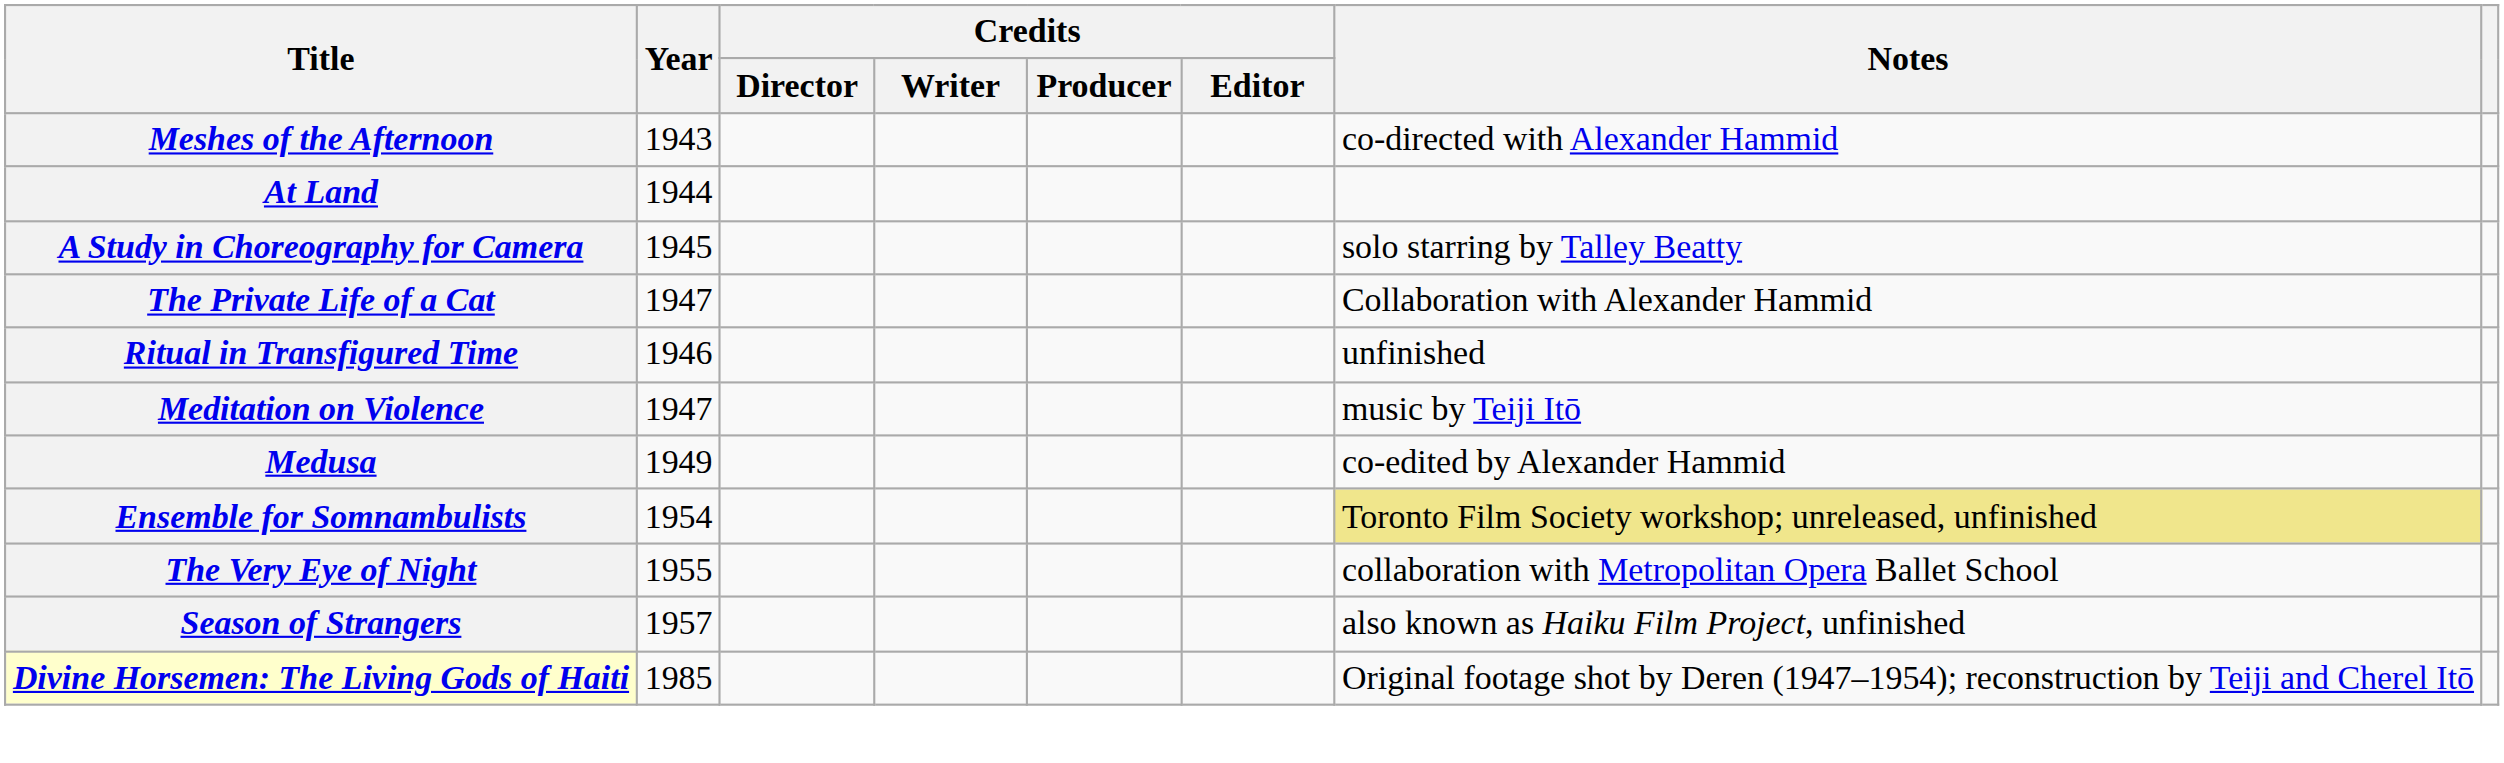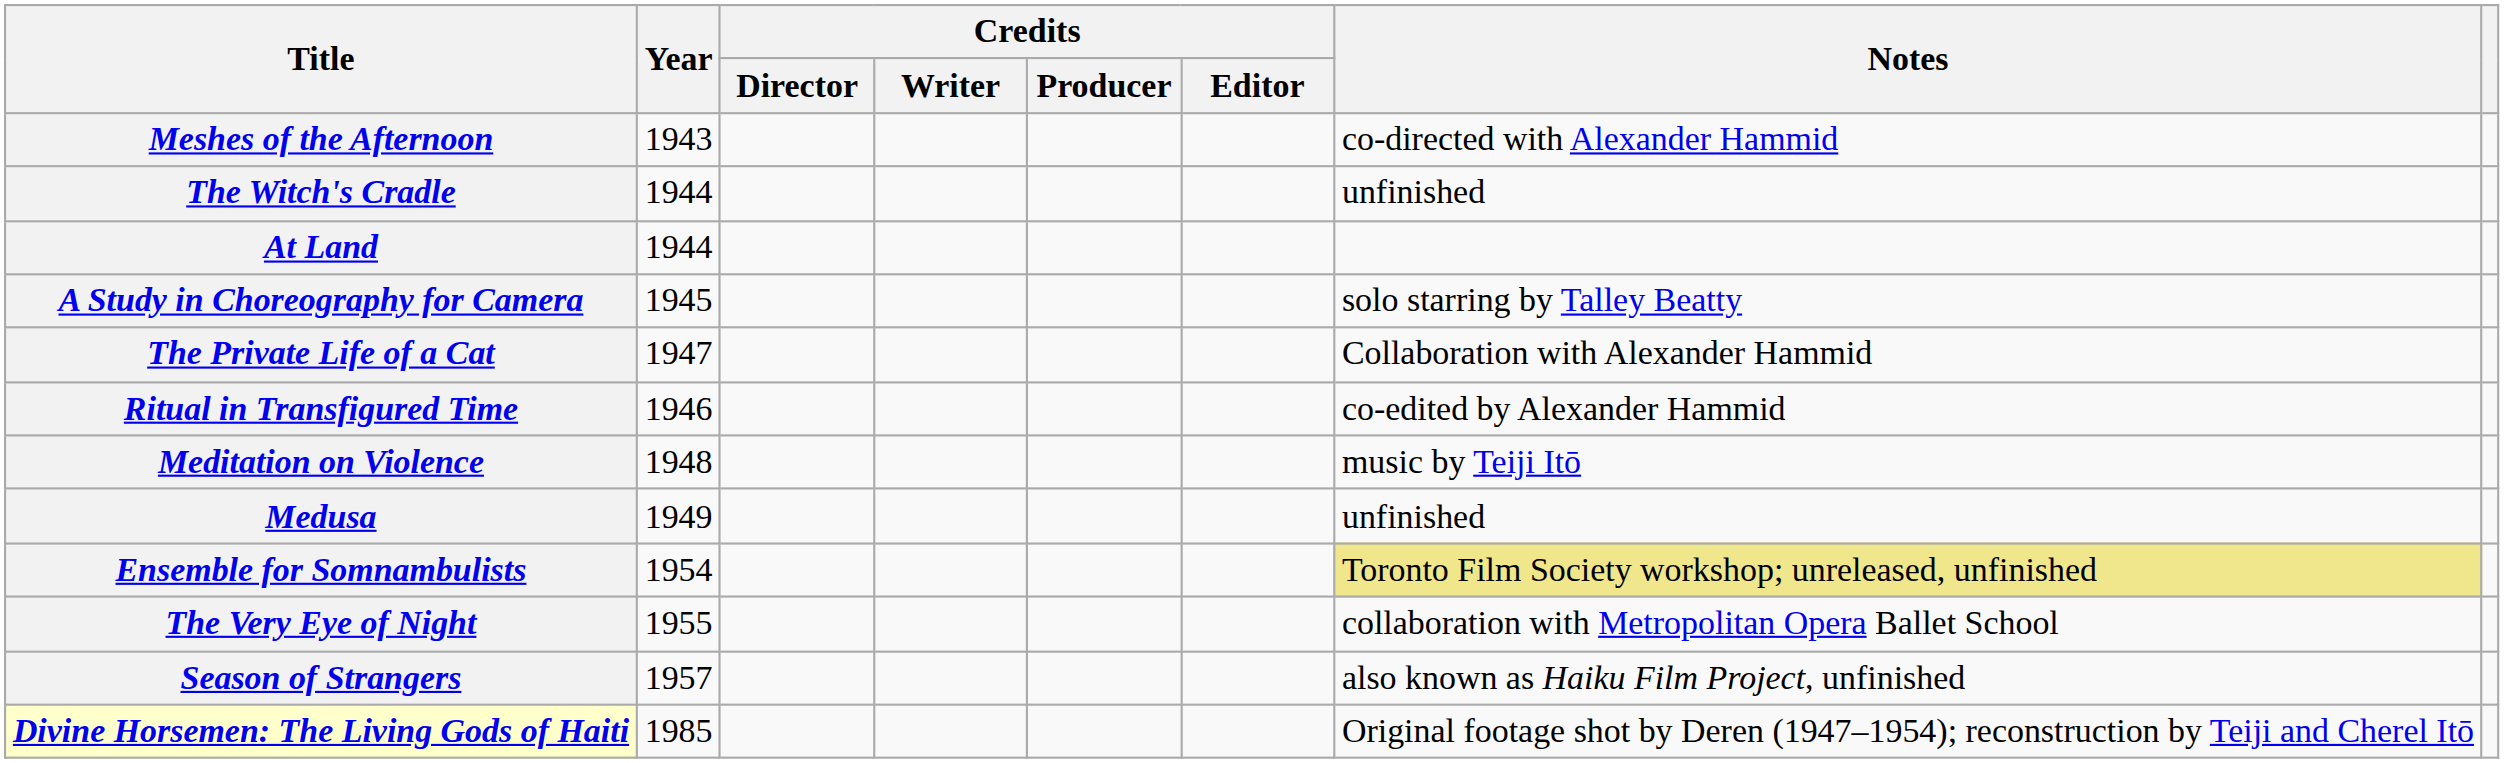+ row: (321, 192)
(1414, 354) unfinished -> (1564, 407) co-edited by Alexander Hammid
(679, 407) 1947 -> (679, 461) 1948
(1564, 461) co-edited by Alexander Hammid -> (1414, 515) unfinished
